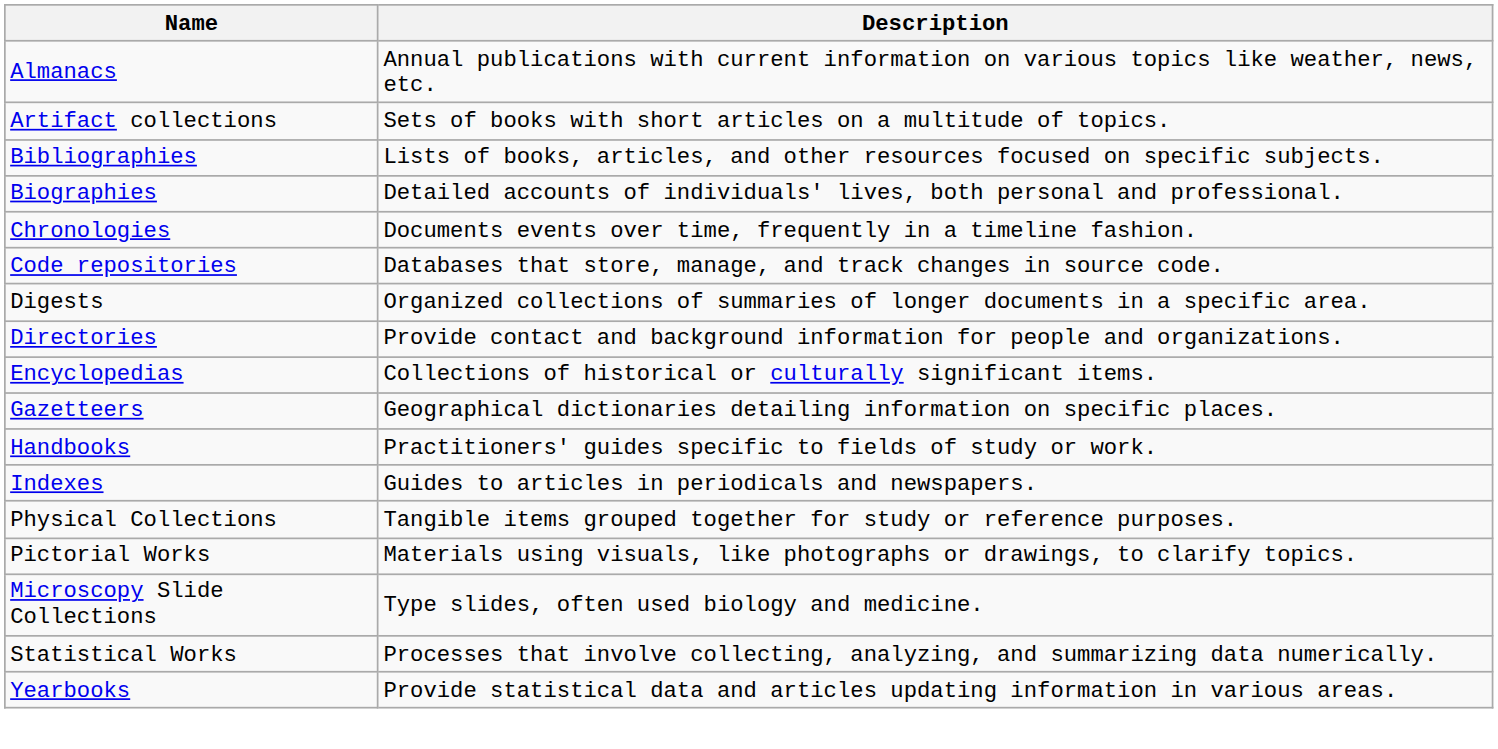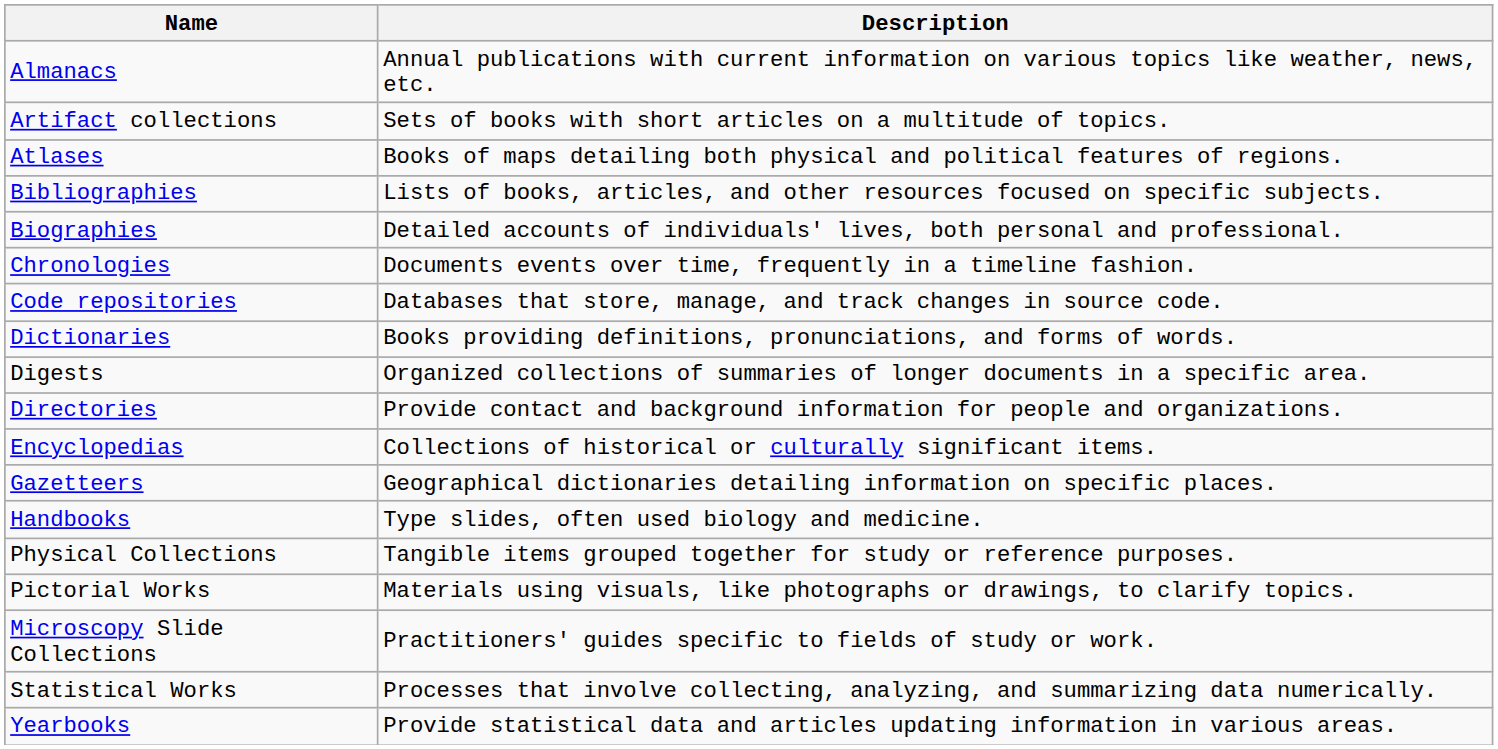+ row: (57, 157)
+ row: (90, 338)
(770, 447) Practitioners' guides specific to fields of study or work. -> (683, 520) Type slides, often used biology and medicine.
- row: (57, 483)
(684, 605) Type slides, often used biology and medicine. -> (770, 641) Practitioners' guides specific to fields of study or work.
